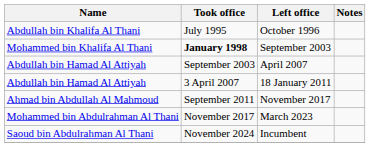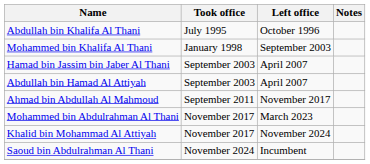(216, 47) bold -> (213, 47) normal
+ row: (88, 64)
- row: (76, 82)
+ row: (81, 133)
